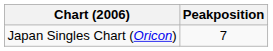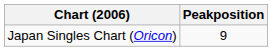(223, 35) 7 -> (223, 35) 9
